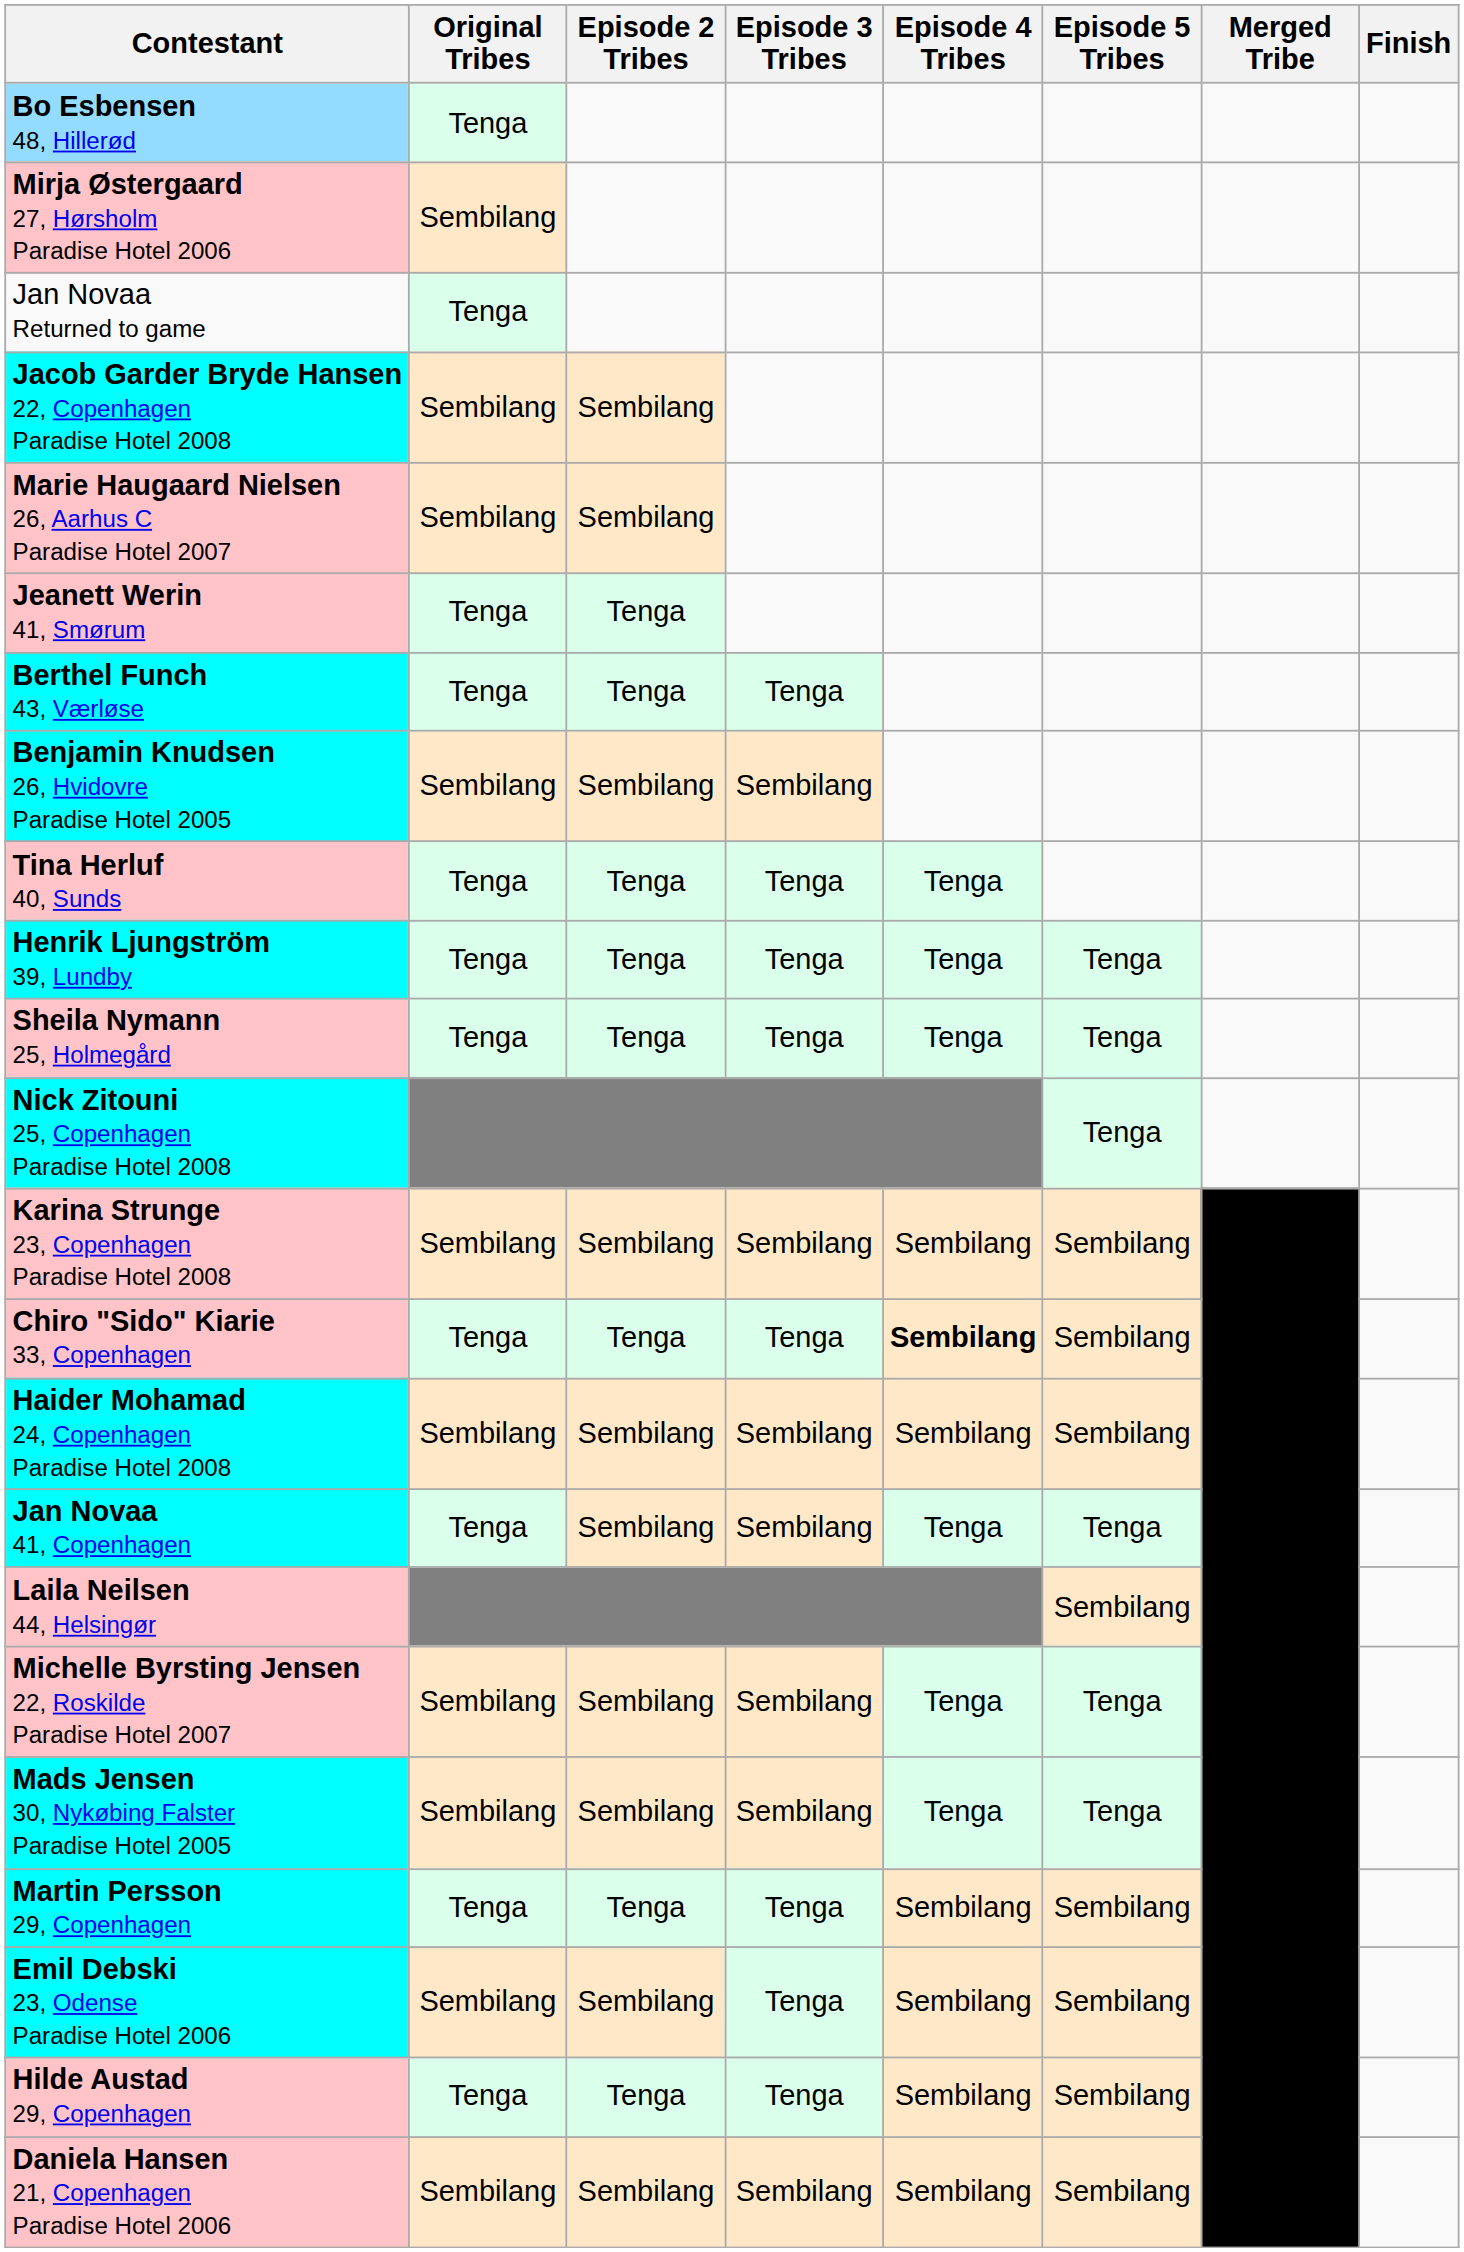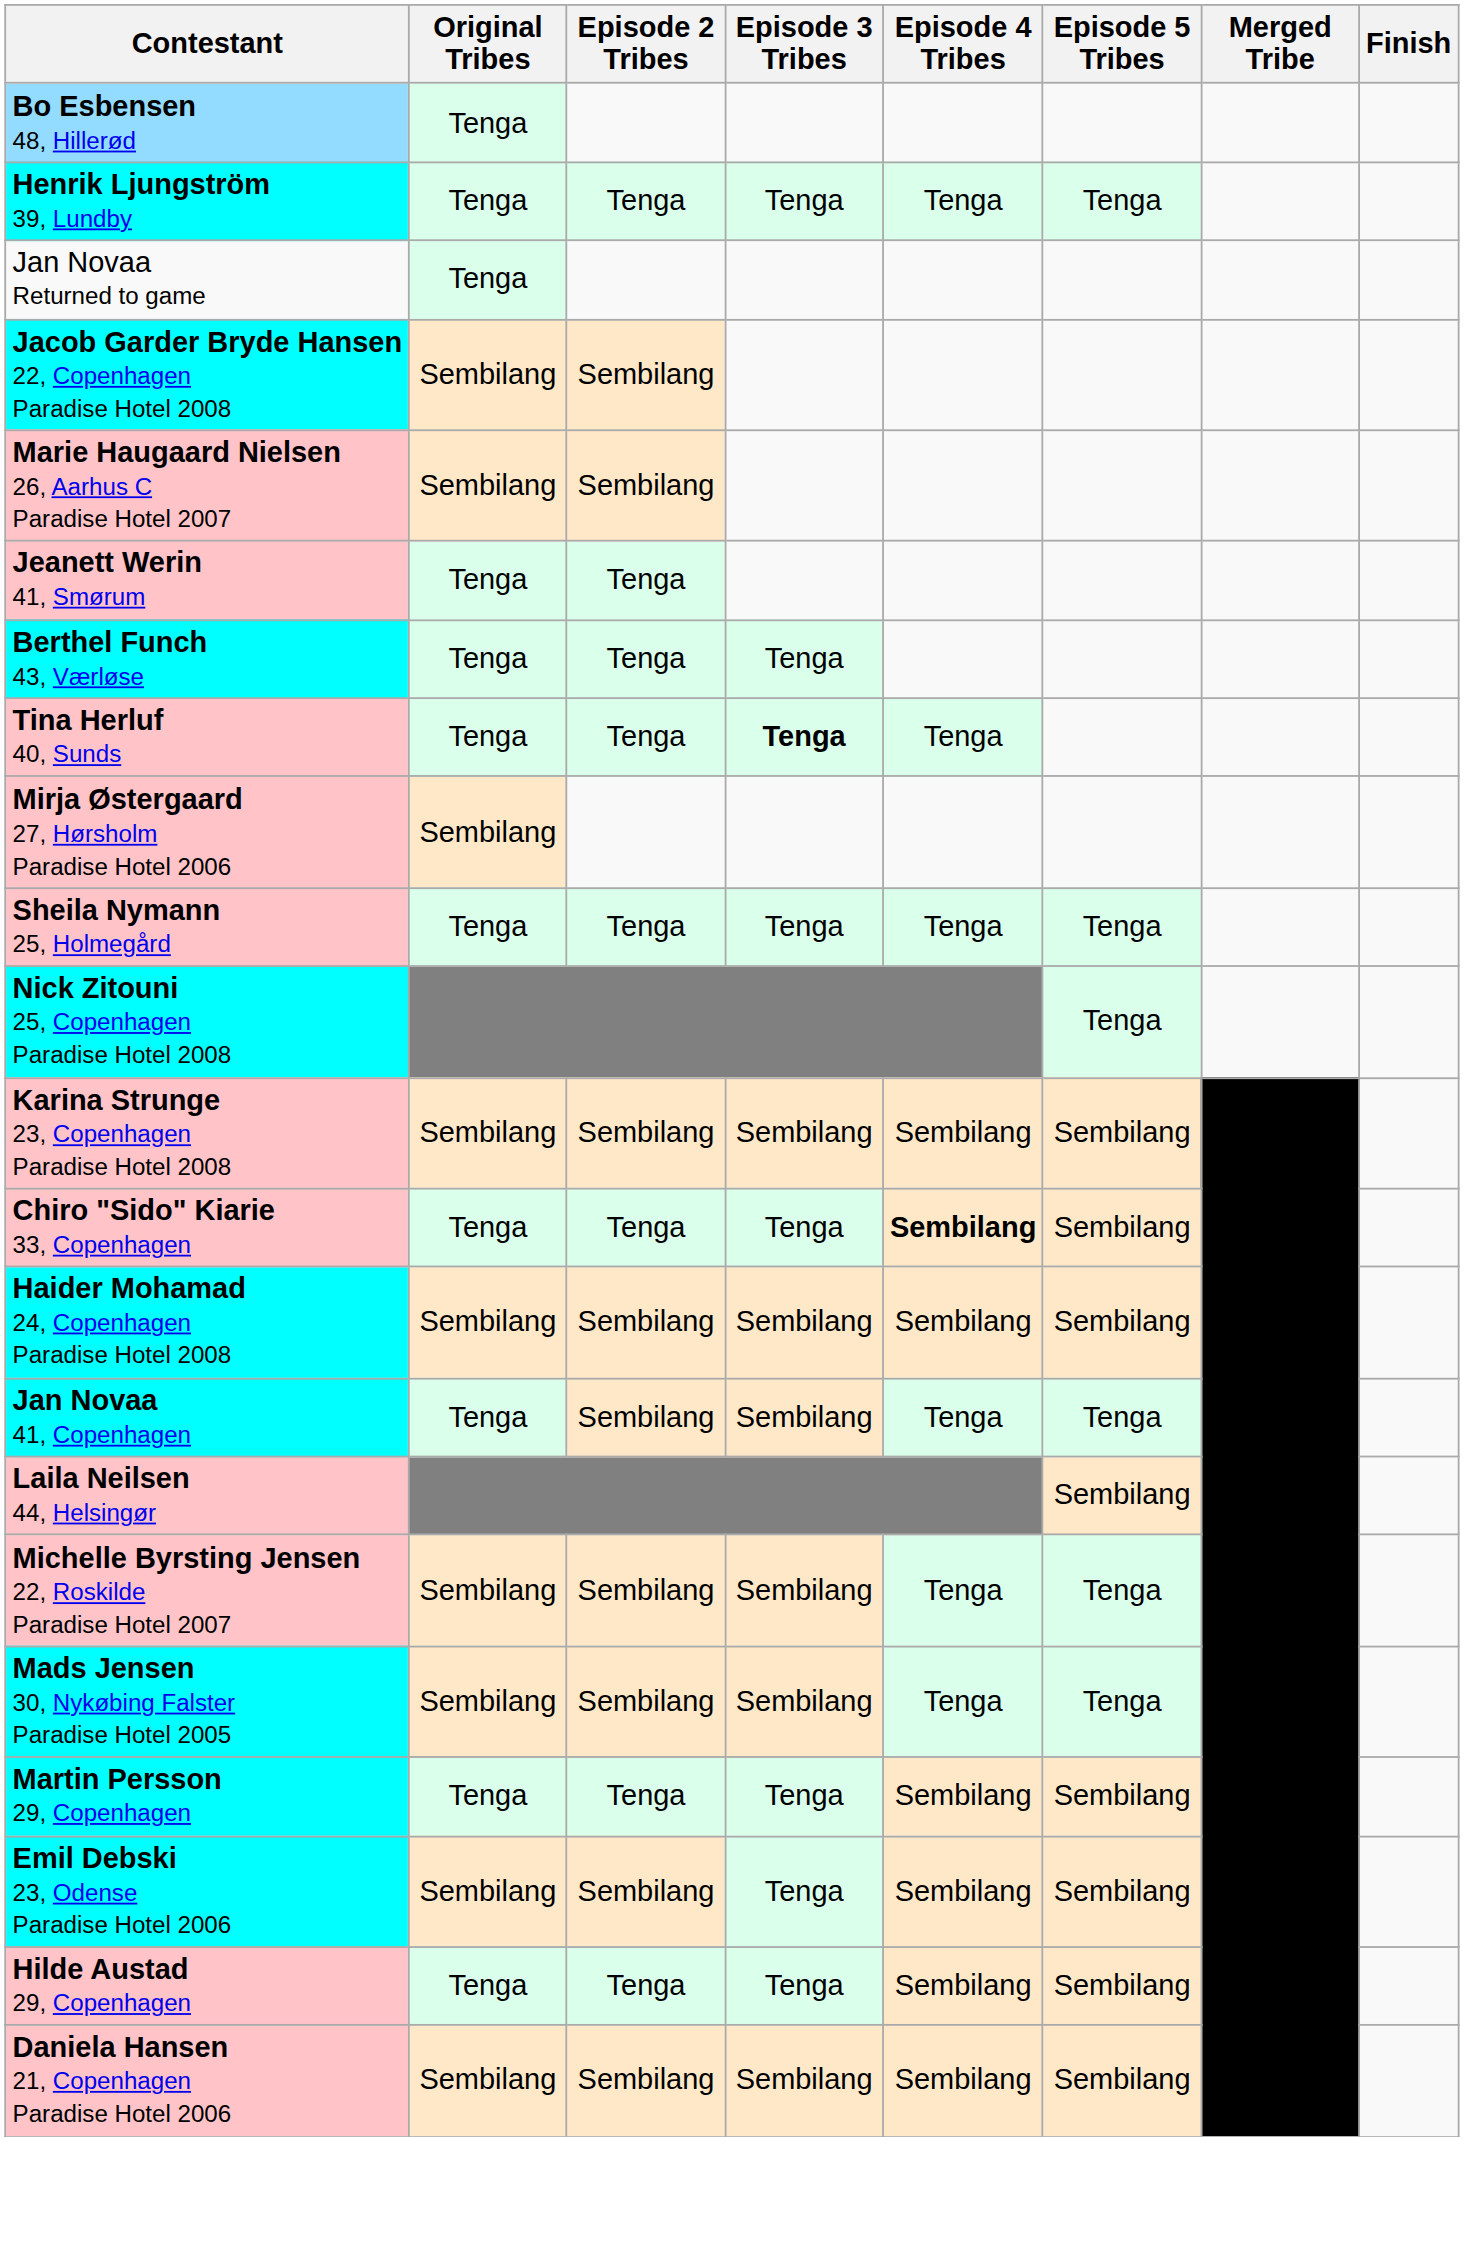rows swapped: (128, 217) <-> (141, 959)
- row: (144, 785)
(804, 880) normal -> (804, 736) bold
